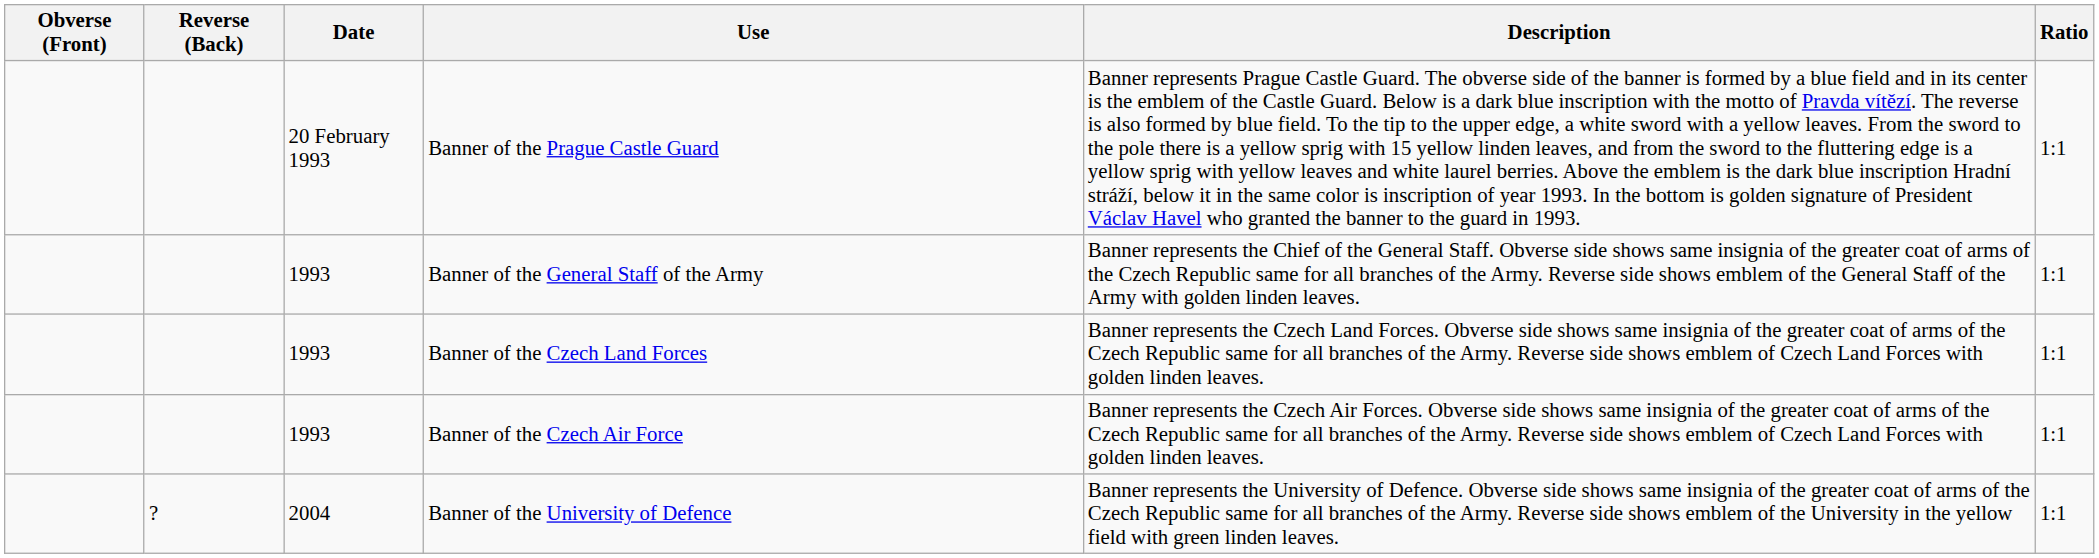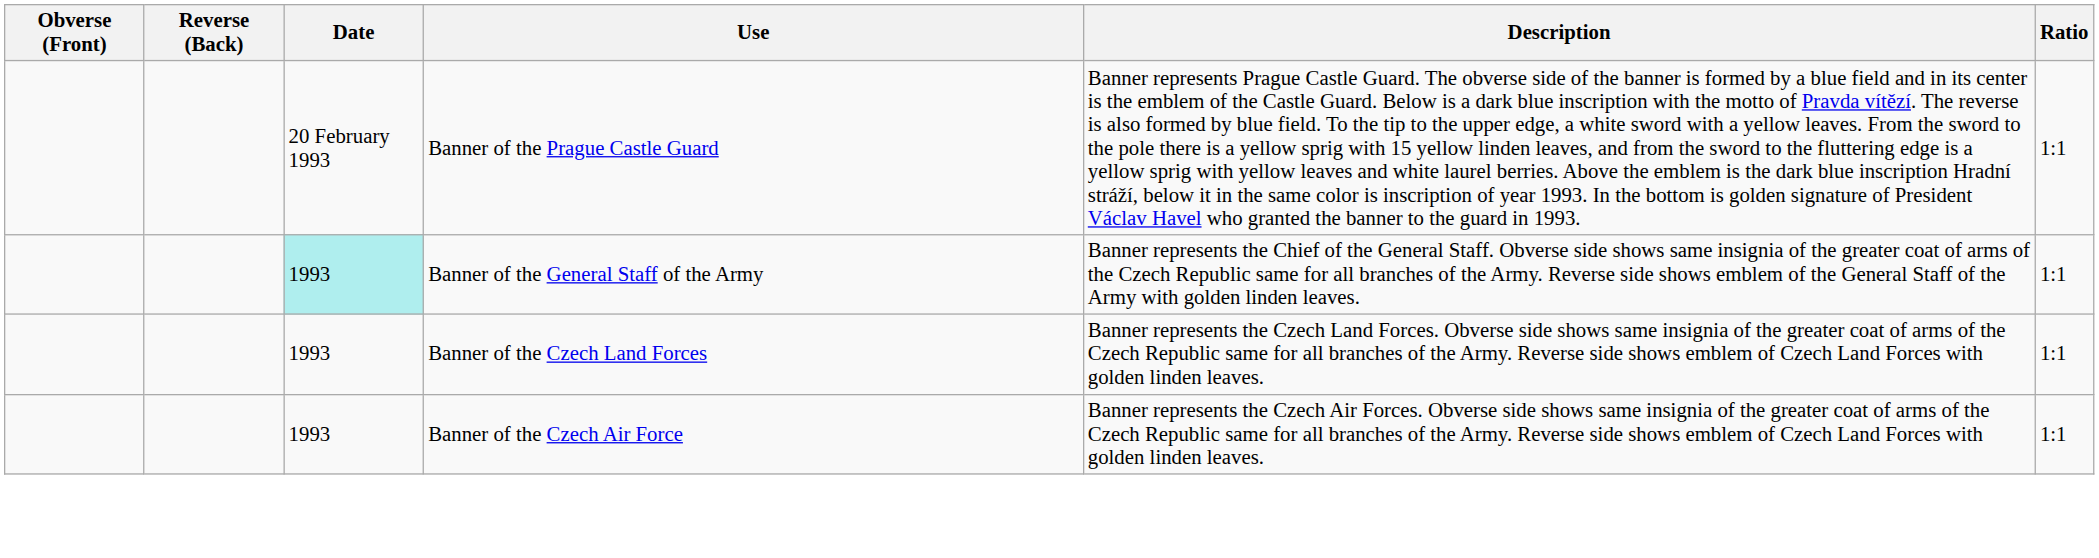(309, 274) no background -> (309, 274) paleturquoise background
- row: (580, 513)
